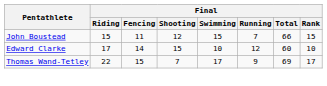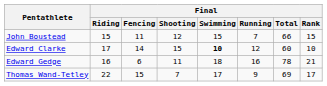(218, 49) normal -> (218, 49) bold
+ row: (34, 62)
